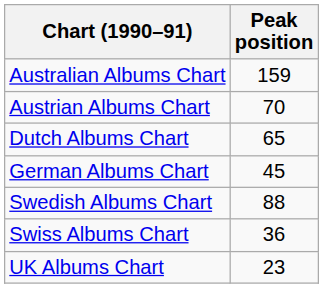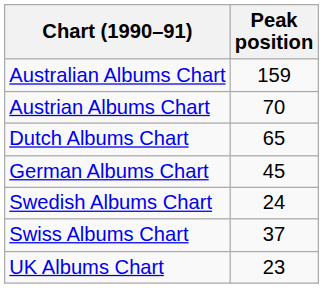(274, 203) 88 -> (274, 203) 24
(274, 235) 36 -> (274, 235) 37
